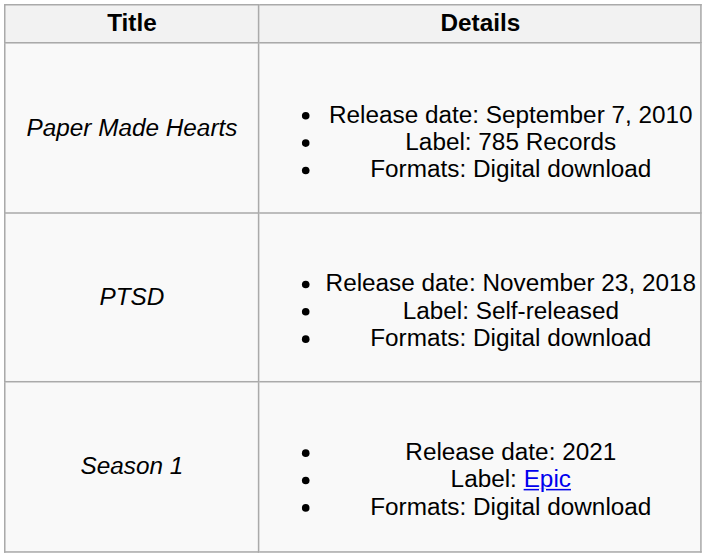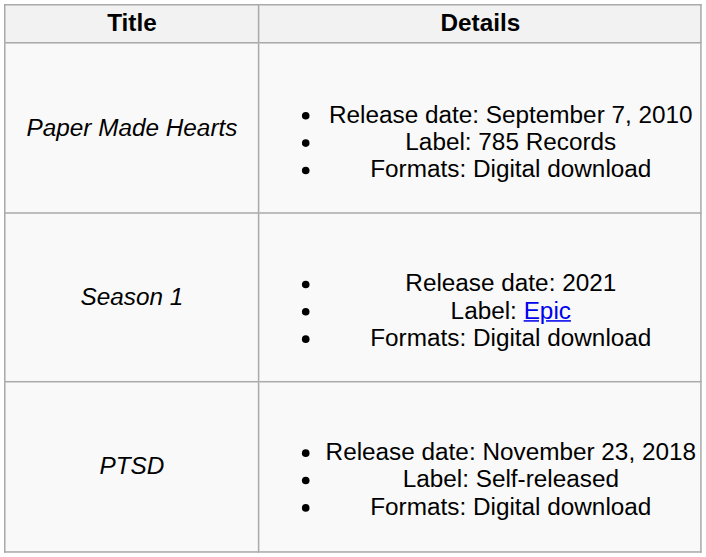rows swapped: (132, 297) <-> (132, 466)
